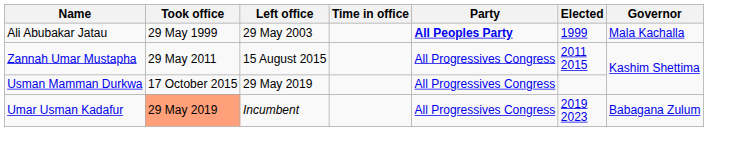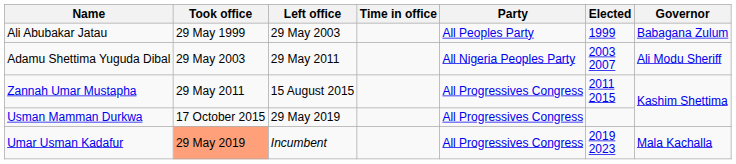(464, 33) bold -> (488, 33) normal
(647, 33) Mala Kachalla -> (683, 33) Babagana Zulum
+ row: (89, 58)
(655, 110) Babagana Zulum -> (675, 142) Mala Kachalla
